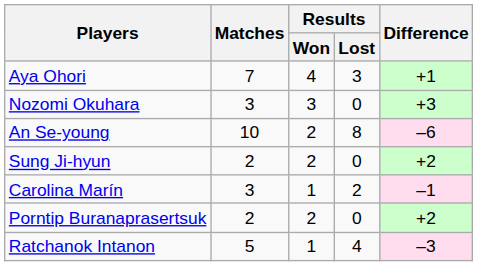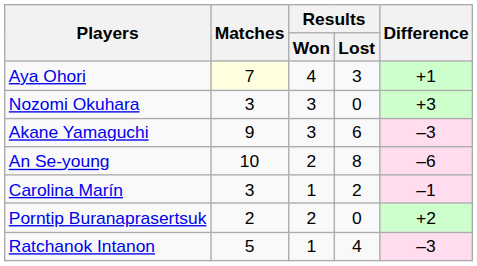(250, 76) no background -> (250, 76) lightyellow background
+ row: (79, 132)
- row: (60, 161)
